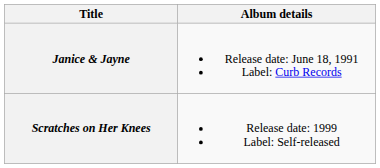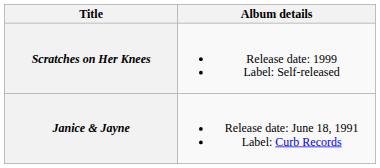rows swapped: (91, 58) <-> (91, 128)
